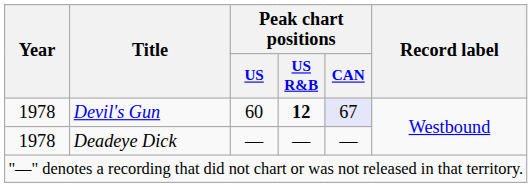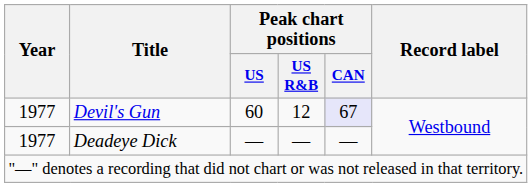(37, 112) 1978 -> (37, 112) 1977
(301, 112) bold -> (301, 112) normal
(37, 141) 1978 -> (37, 141) 1977
